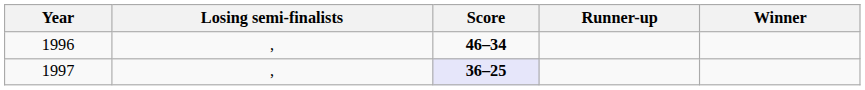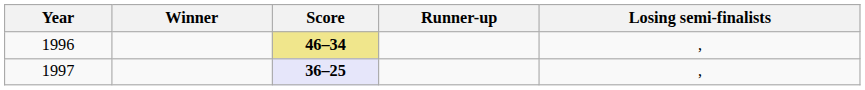columns swapped: (780, 18) <-> (272, 18)
(486, 45) no background -> (325, 45) khaki background
